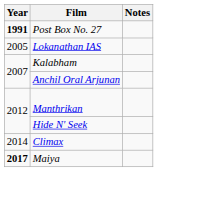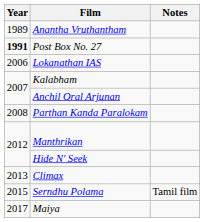+ row: (79, 29)
(17, 46) 2005 -> (17, 63) 2006
+ row: (90, 113)
(17, 141) 2014 -> (17, 175) 2013
+ row: (68, 192)
(17, 158) bold -> (17, 208) normal
